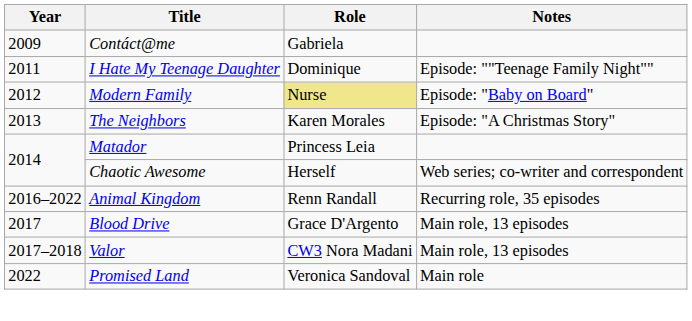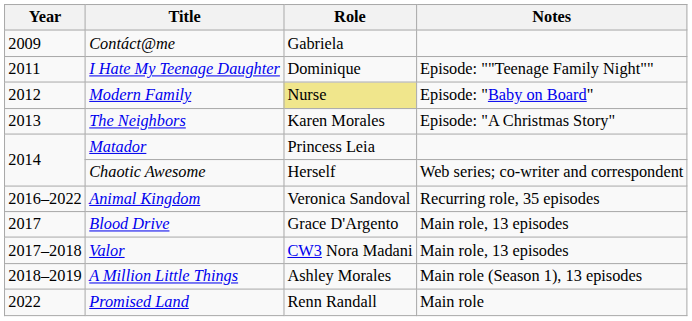(332, 198) Renn Randall -> (349, 198) Veronica Sandoval
+ row: (164, 276)
(349, 276) Veronica Sandoval -> (332, 302) Renn Randall
